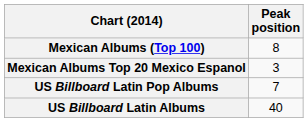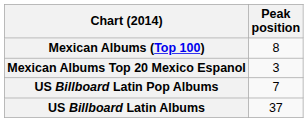(276, 107) 40 -> (276, 107) 37
